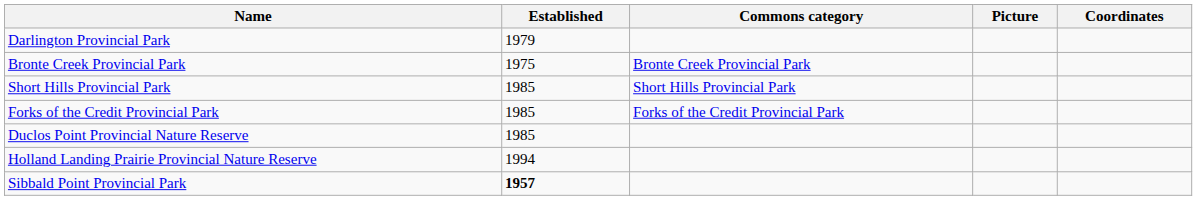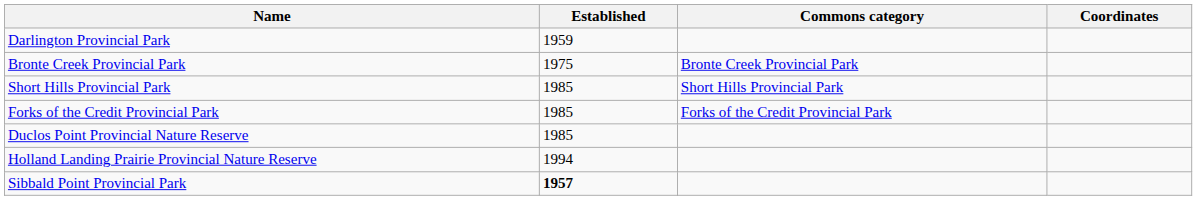- column: (1015, 16)
(520, 40) 1979 -> (558, 40) 1959
